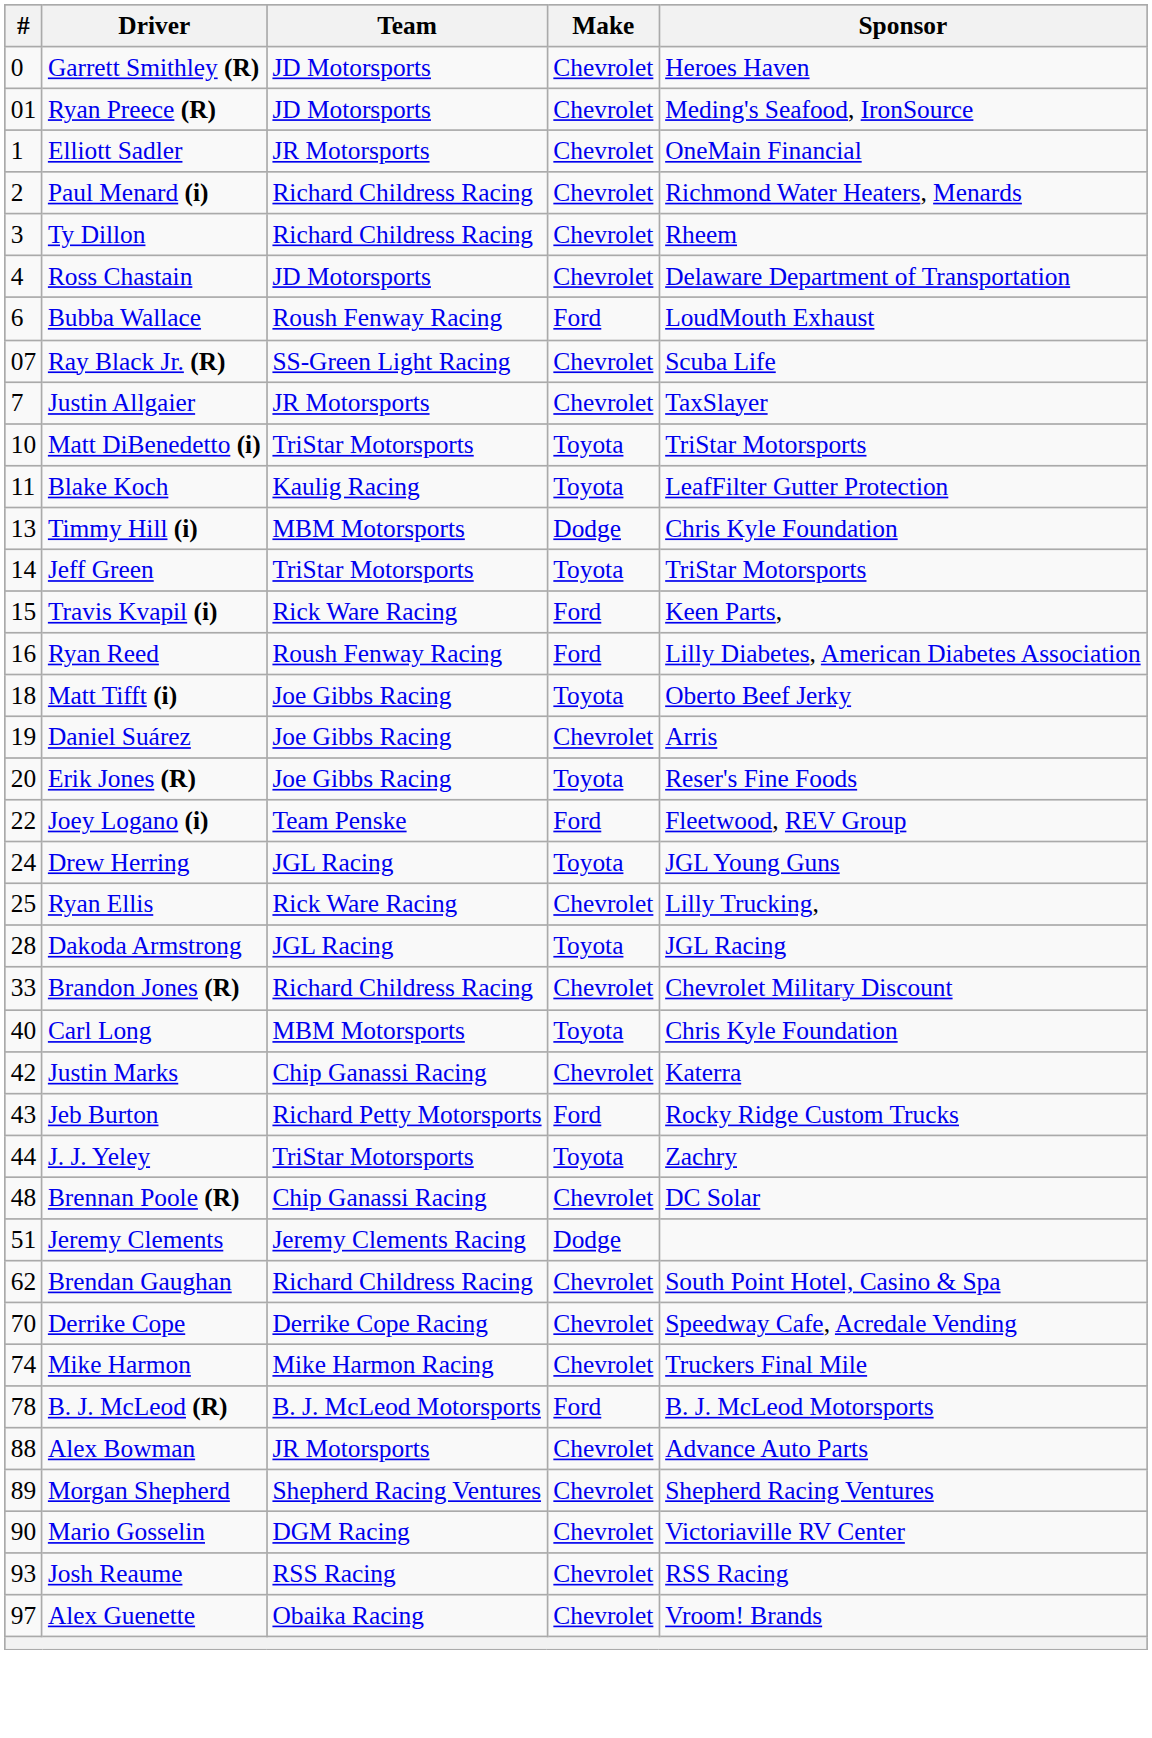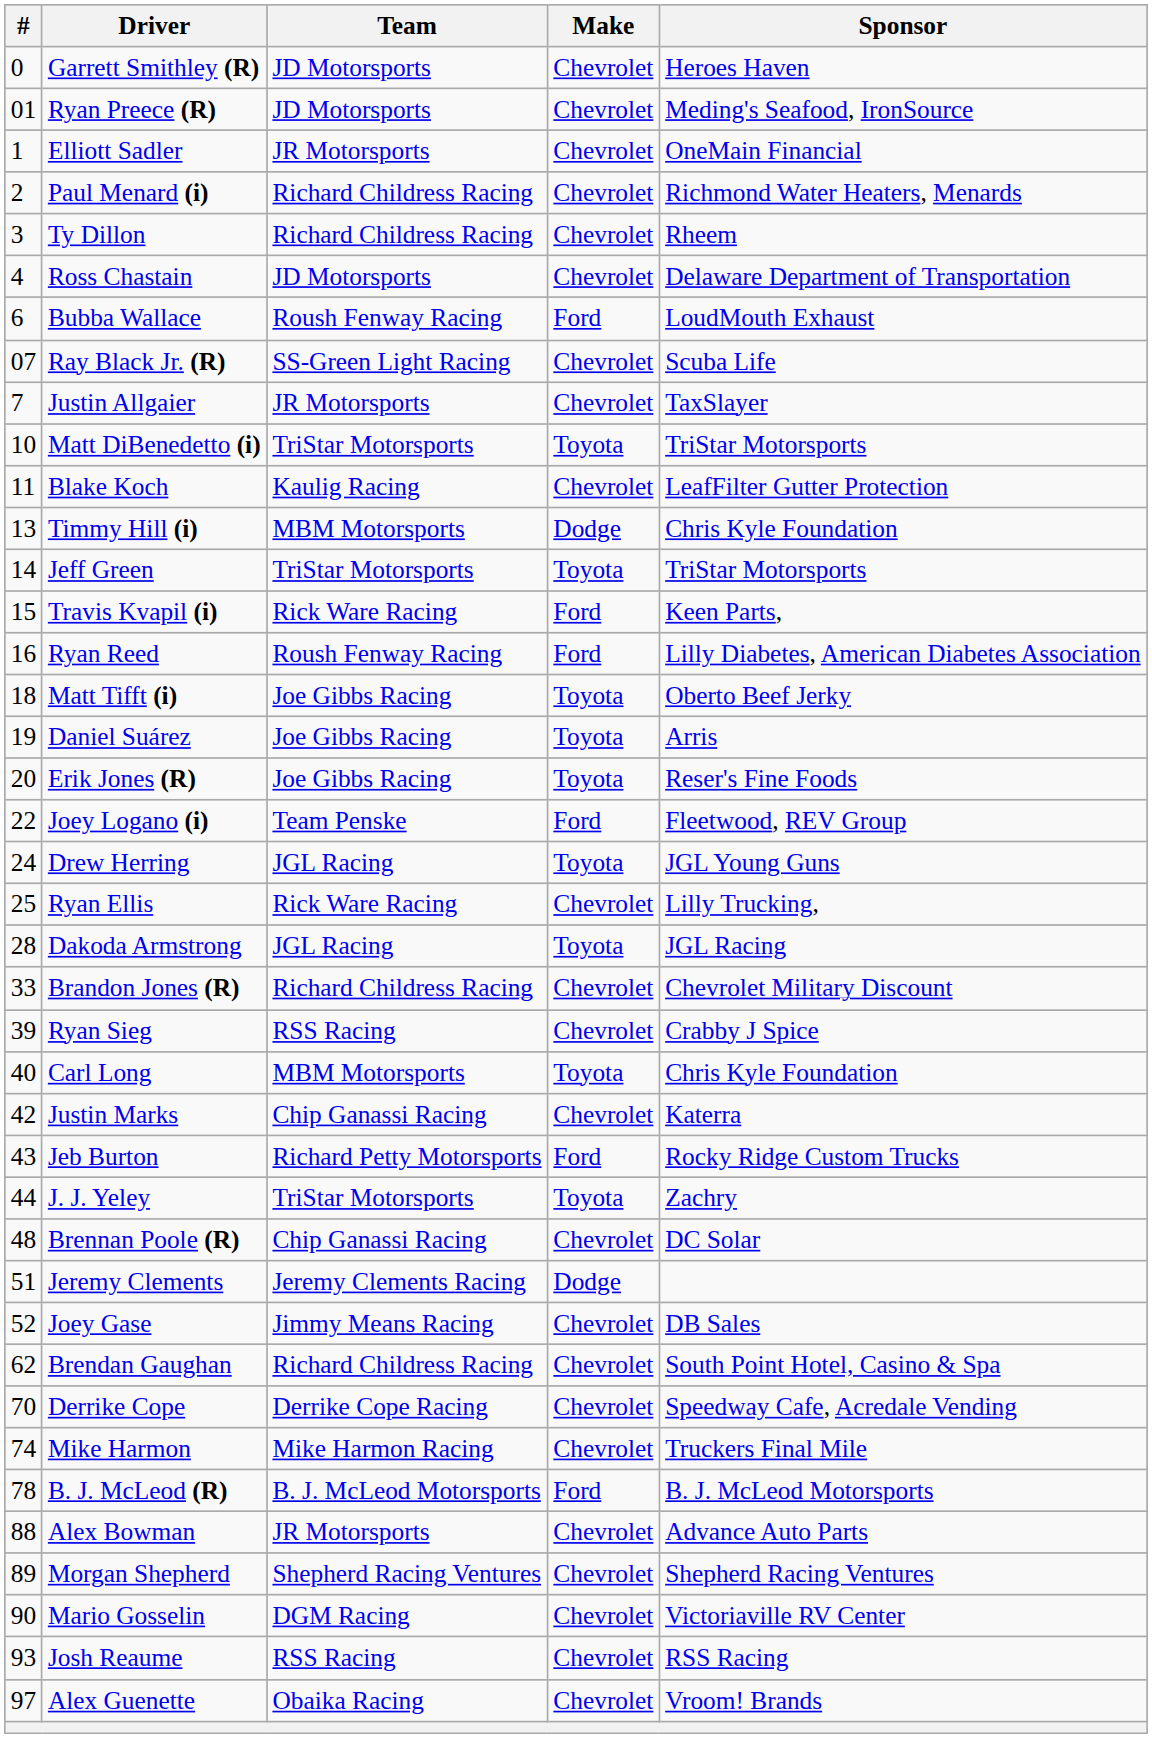(588, 486) Toyota -> (603, 486) Chevrolet
(603, 737) Chevrolet -> (588, 737) Toyota
+ row: (100, 1030)
+ row: (100, 1323)
